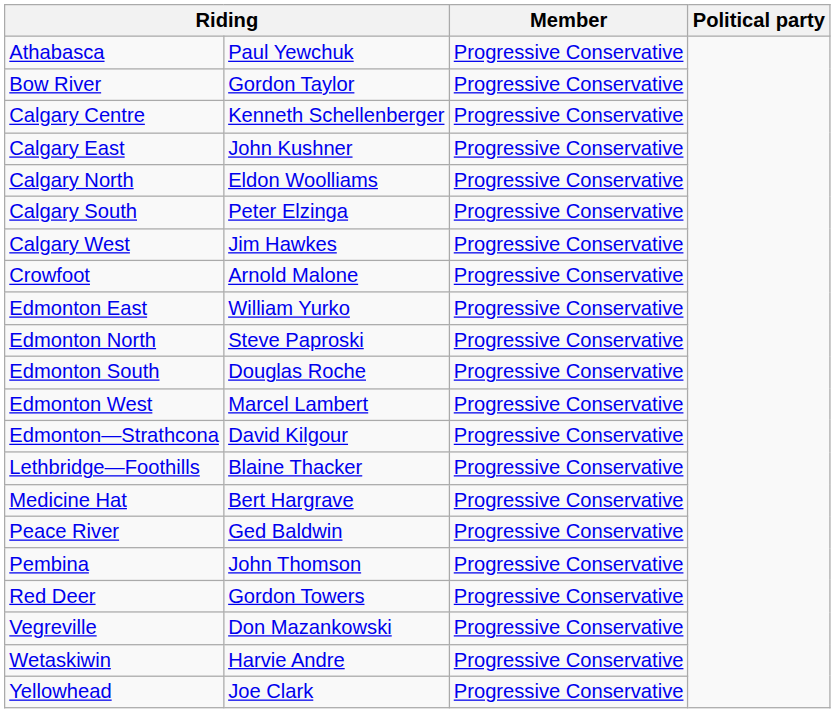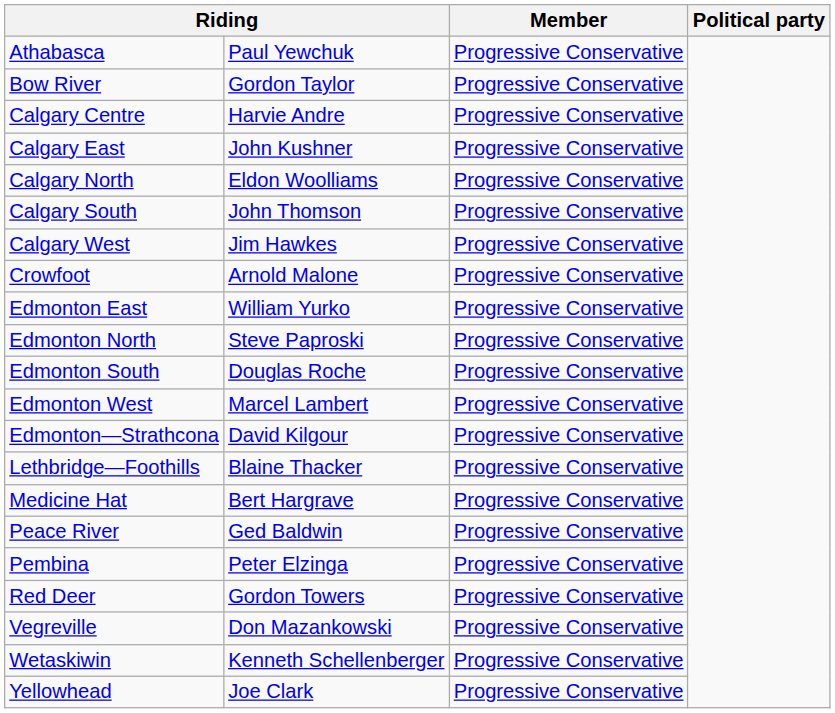(336, 116) Kenneth Schellenberger -> (286, 116) Harvie Andre
(288, 212) Peter Elzinga -> (295, 212) John Thomson
(295, 564) John Thomson -> (288, 564) Peter Elzinga
(286, 659) Harvie Andre -> (336, 659) Kenneth Schellenberger
